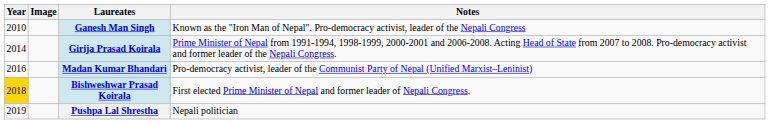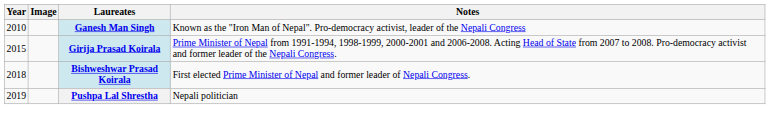(16, 48) 2014 -> (16, 48) 2015
- row: (115, 69)
(16, 90) gold background -> (16, 75) no background
